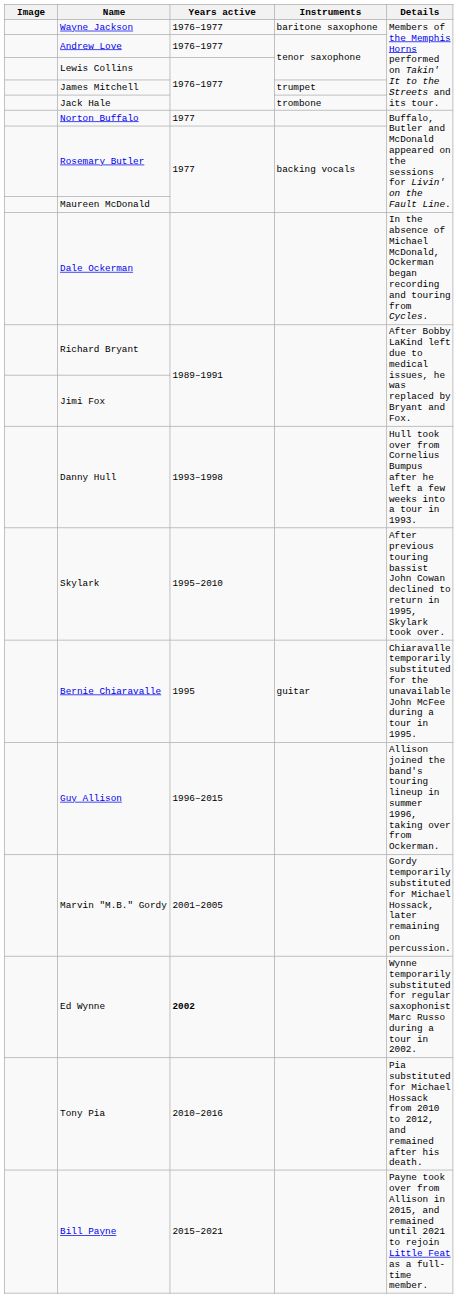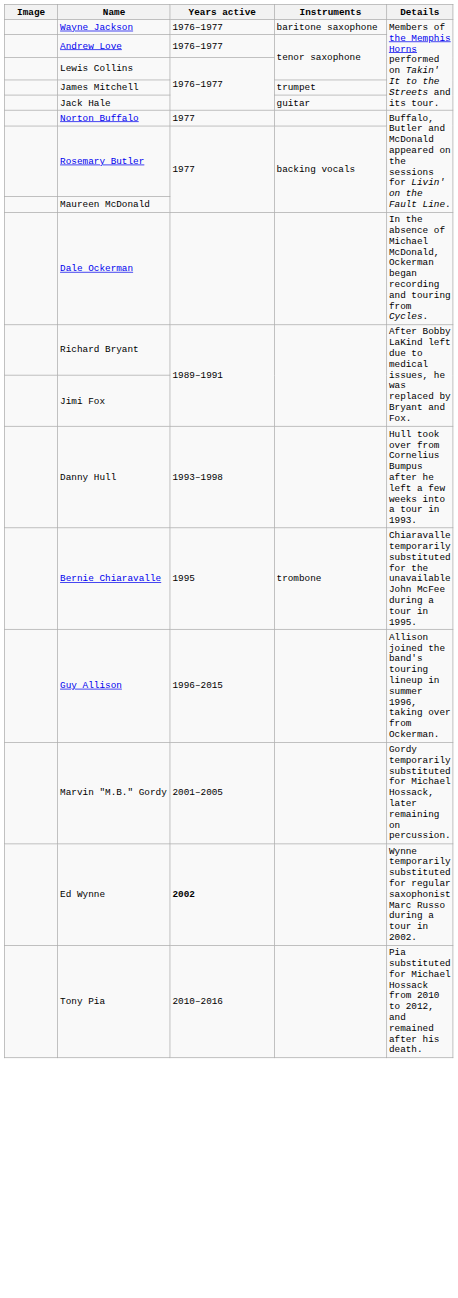(299, 103) trombone -> (293, 103) guitar
- row: (80, 584)
(293, 691) guitar -> (299, 579) trombone
- row: (88, 1232)
